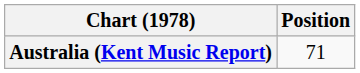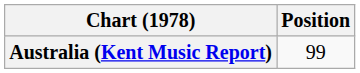(316, 52) 71 -> (316, 52) 99
